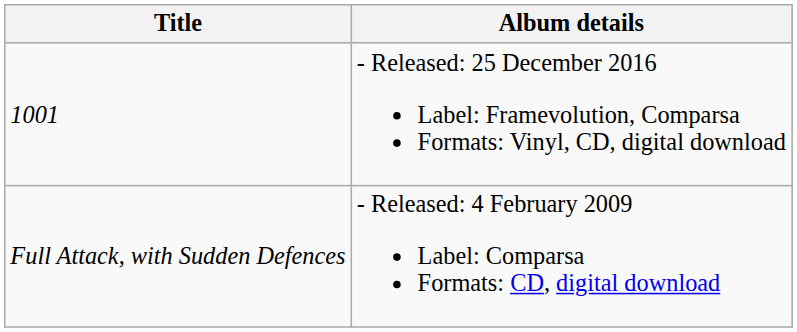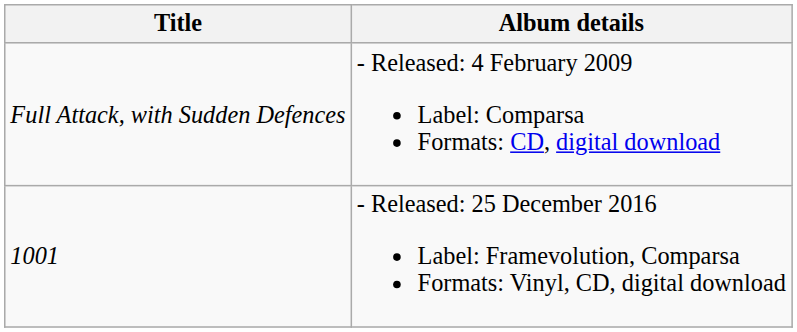rows swapped: (178, 255) <-> (35, 114)
